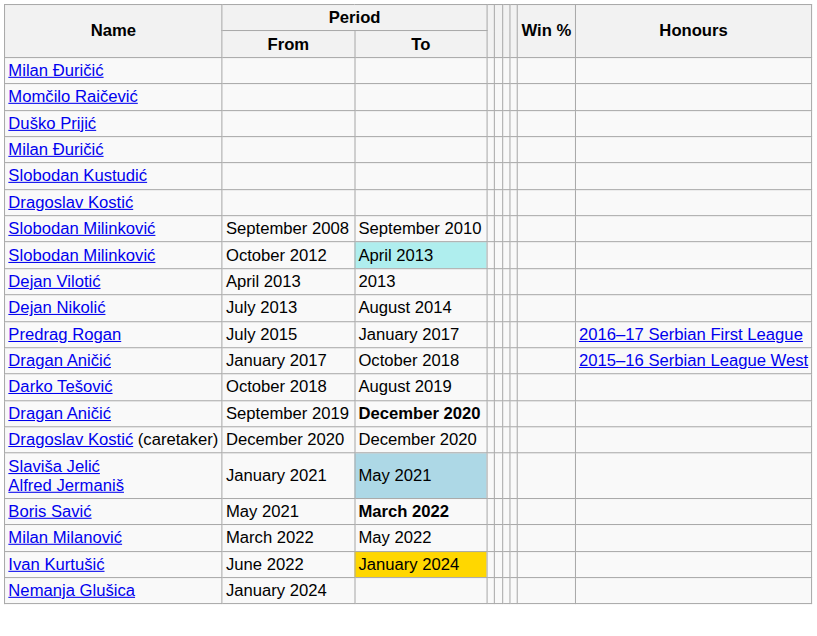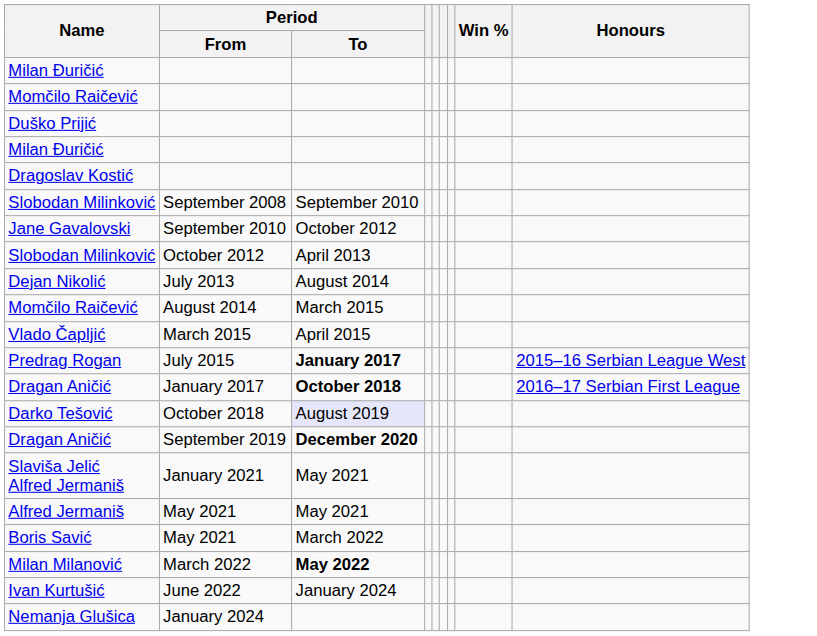- row: (78, 176)
+ row: (69, 228)
(396, 255) paleturquoise background -> (333, 255) no background
- row: (54, 281)
+ row: (73, 307)
+ row: (57, 334)
(409, 334) normal -> (348, 360) bold
(691, 334) 2016–17 Serbian First League -> (631, 360) 2015–16 Serbian League West
(409, 360) normal -> (348, 387) bold
(694, 360) 2015–16 Serbian League West -> (628, 387) 2016–17 Serbian First League
(405, 387) no background -> (342, 413) lavender background
- row: (113, 439)
(395, 475) lightblue background -> (332, 475) no background
+ row: (66, 511)
(404, 511) bold -> (339, 537) normal
(395, 537) normal -> (333, 564) bold
(409, 564) gold background -> (346, 590) no background
